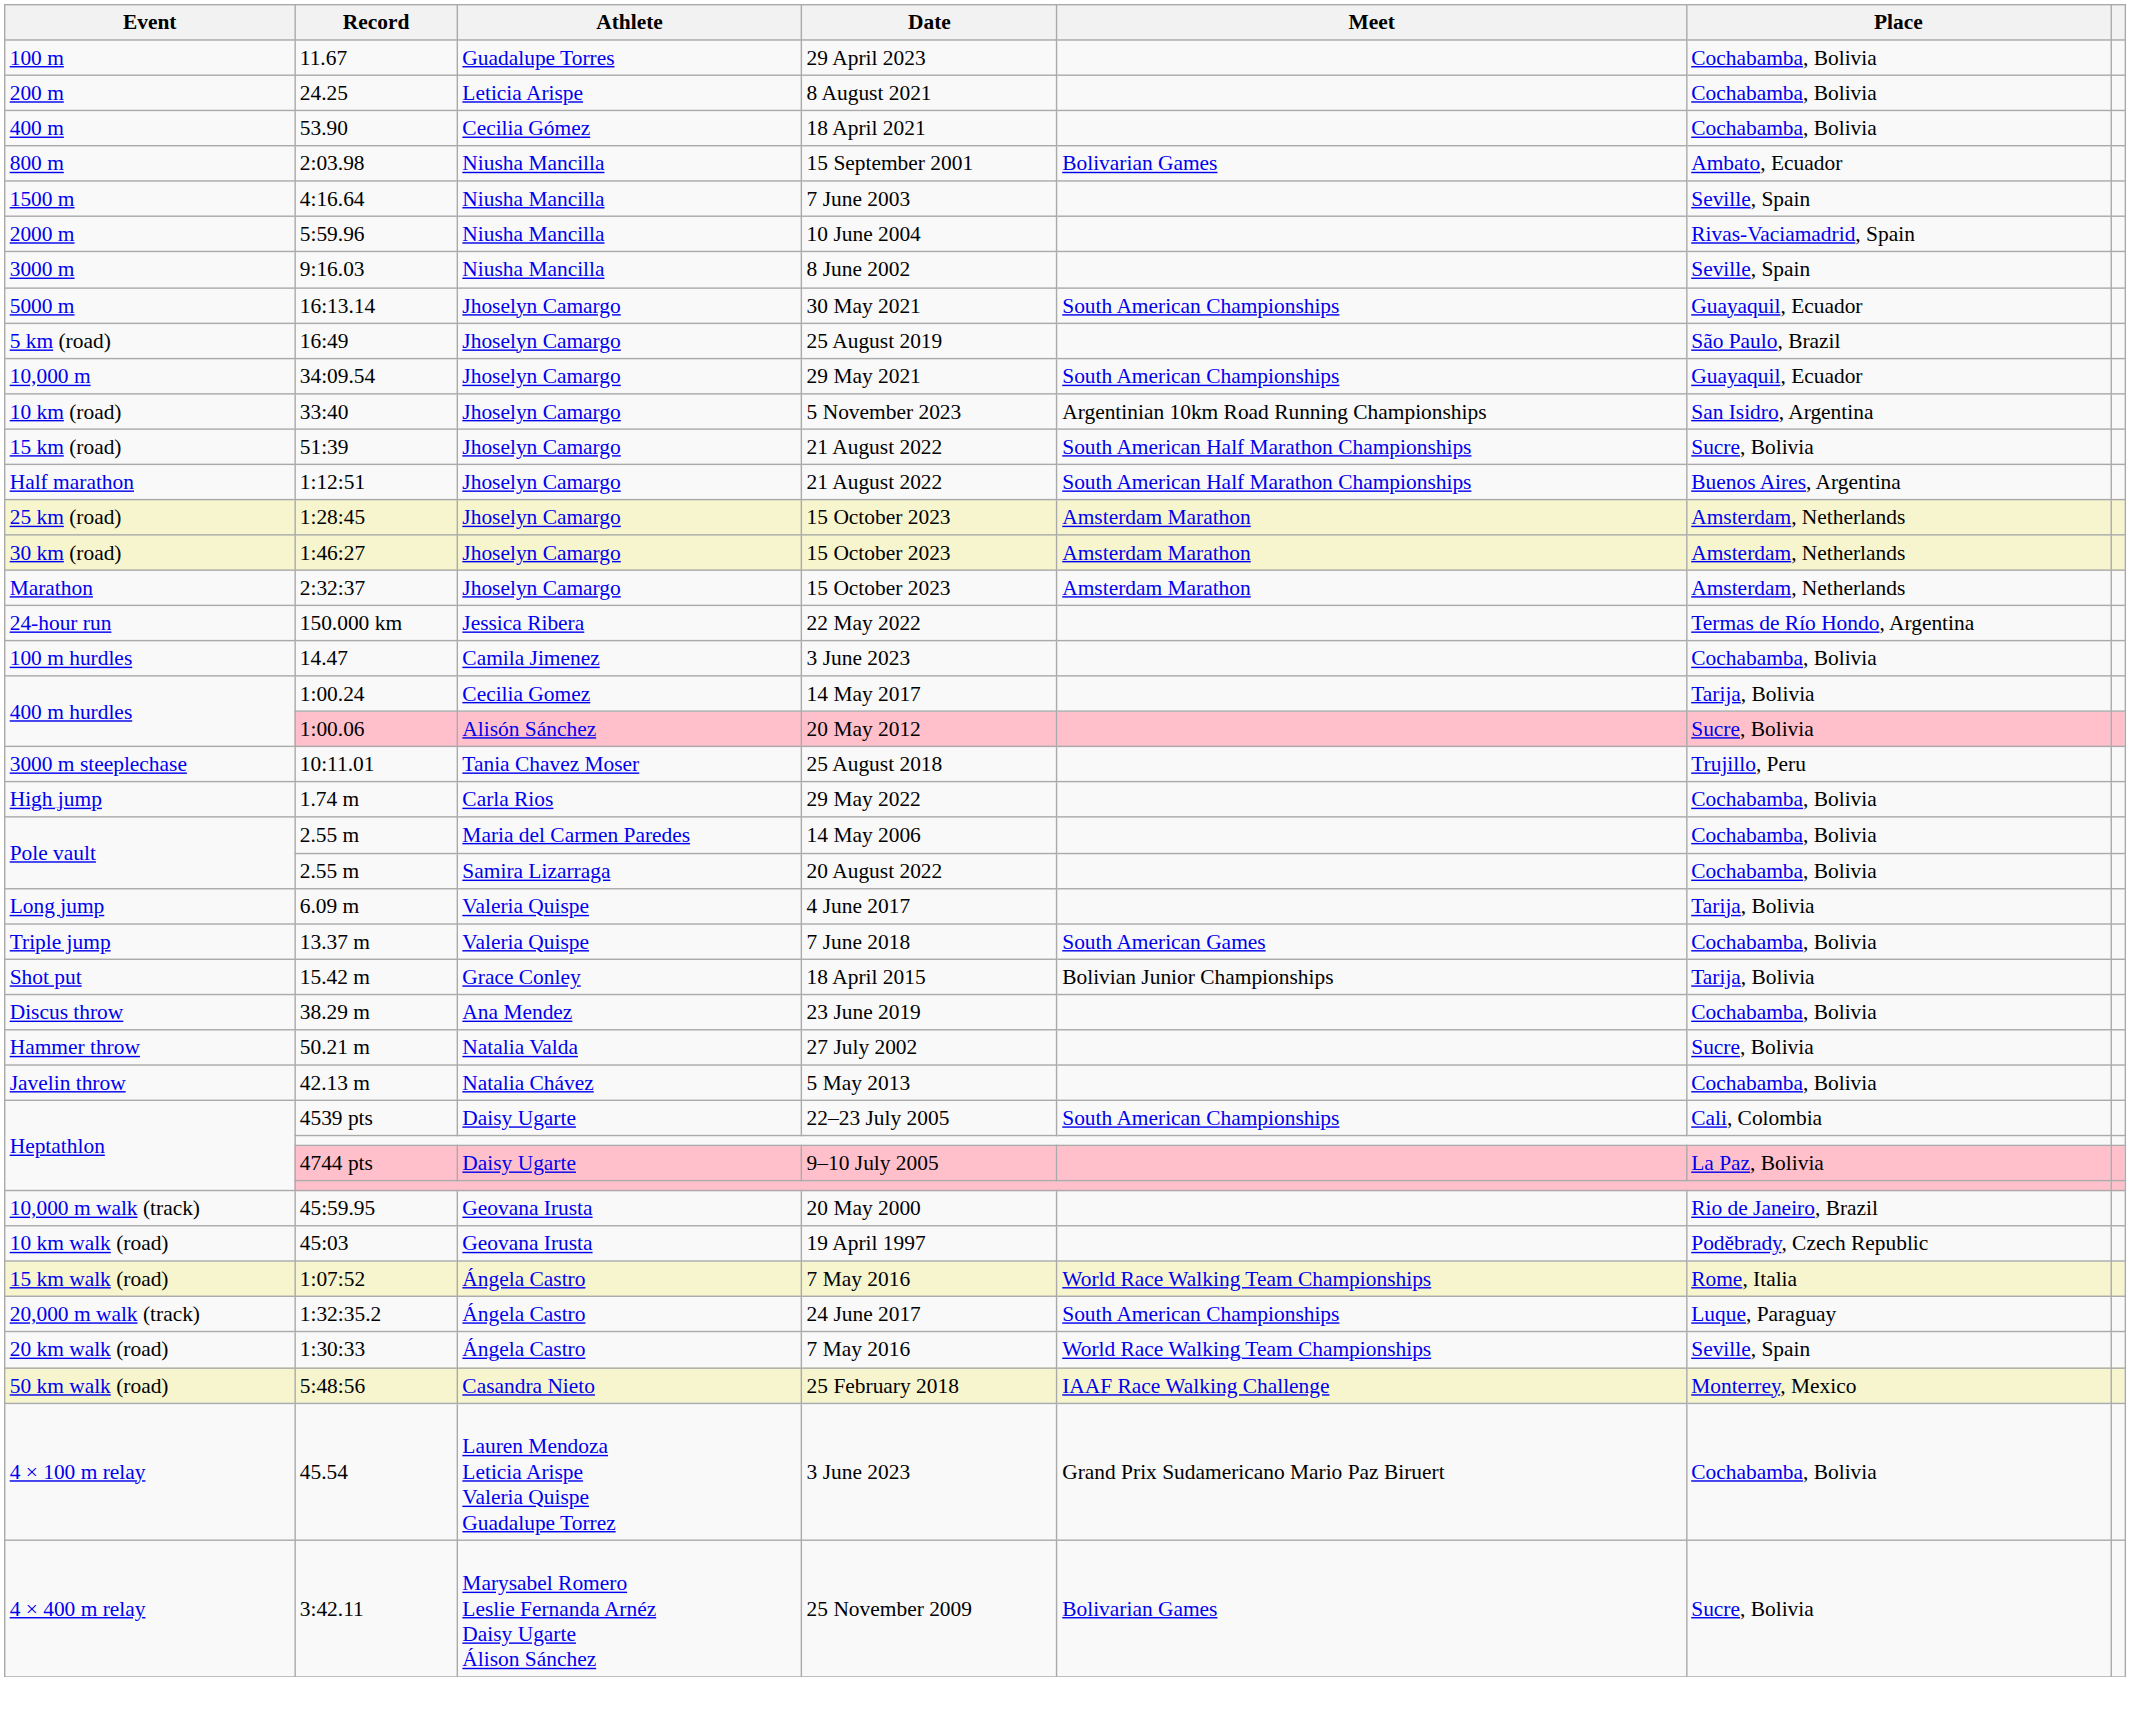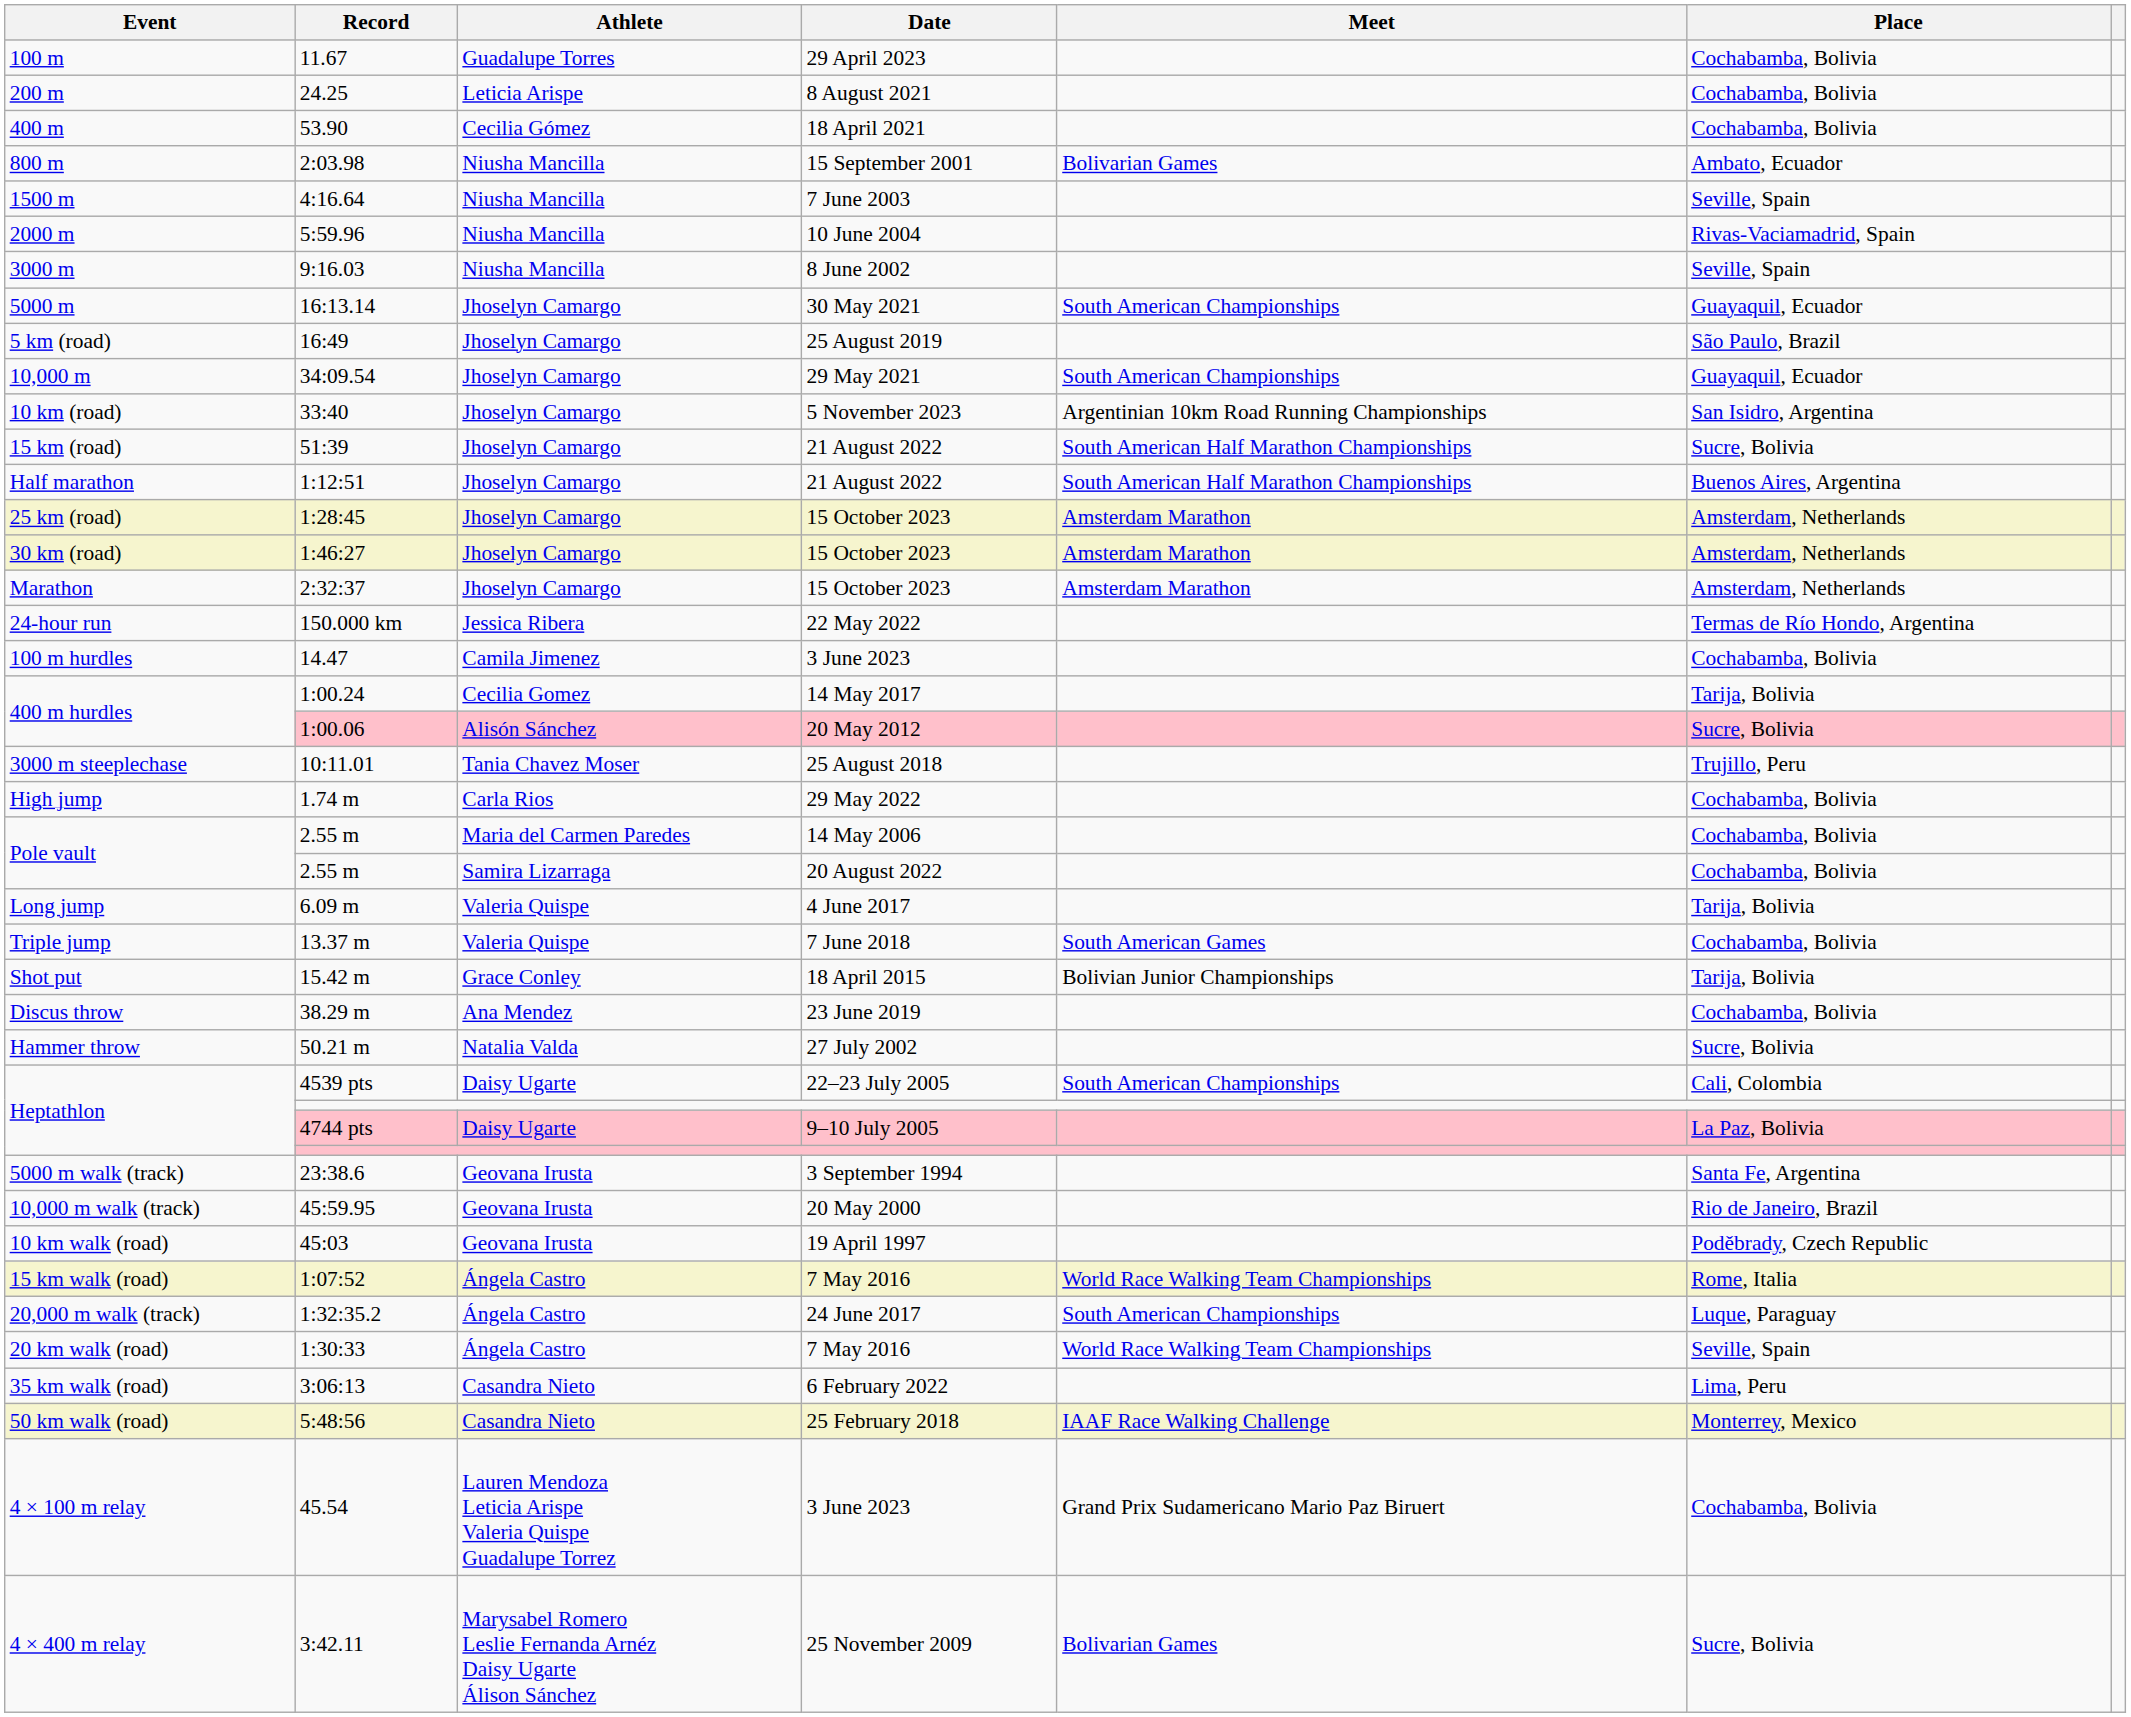- row: (335, 1082)
+ row: (332, 1173)
+ row: (332, 1385)
